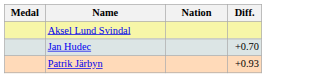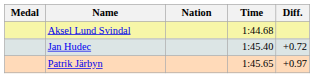+ column: (252, 13)
(247, 47) +0.70 -> (295, 47) +0.72
(247, 64) +0.93 -> (295, 64) +0.97
